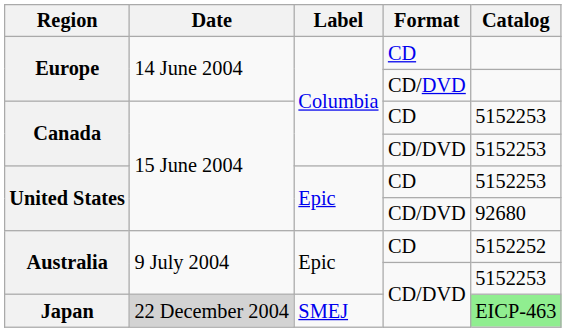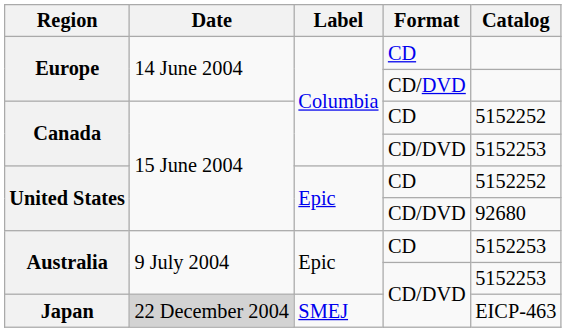(511, 117) 5152253 -> (511, 117) 5152252
(511, 181) 5152253 -> (511, 181) 5152252
(511, 246) 5152252 -> (511, 246) 5152253
(516, 310) lightgreen background -> (516, 310) no background
